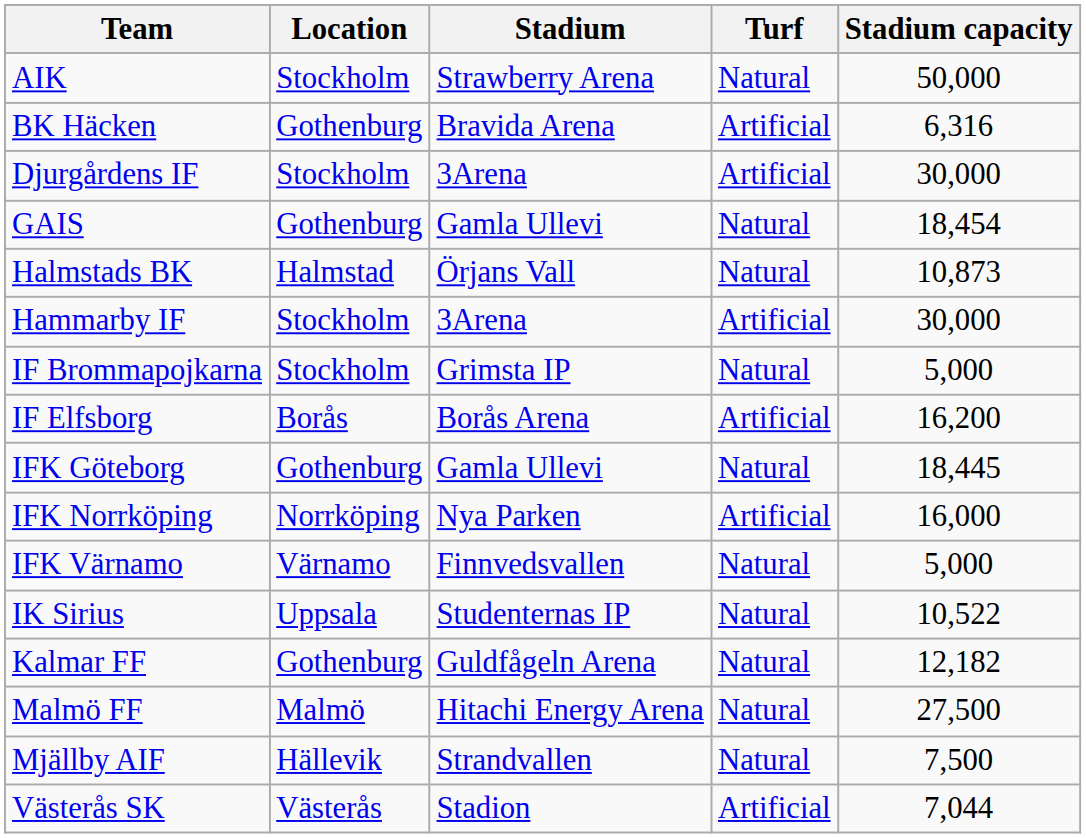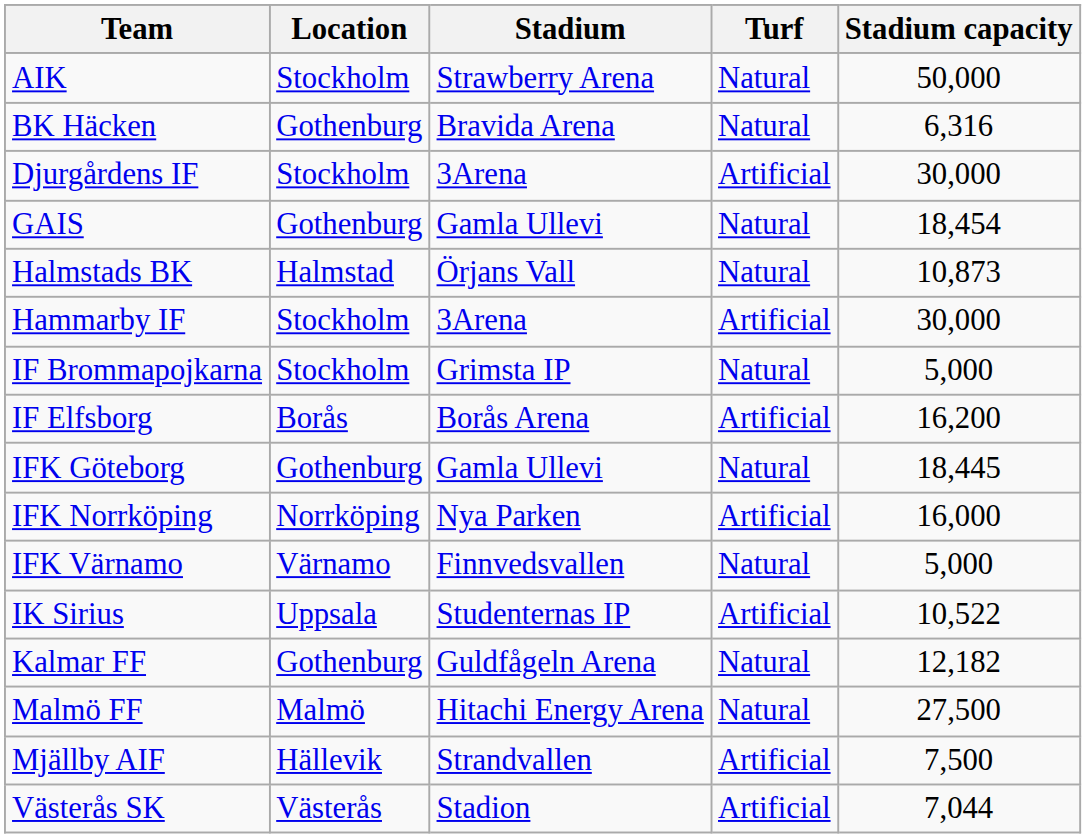(774, 126) Artificial -> (764, 126) Natural
(764, 613) Natural -> (774, 613) Artificial
(764, 759) Natural -> (774, 759) Artificial
